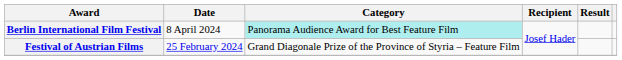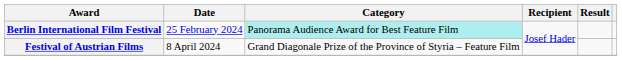(193, 30) 8 April 2024 -> (204, 30) 25 February 2024
(204, 47) 25 February 2024 -> (193, 47) 8 April 2024
